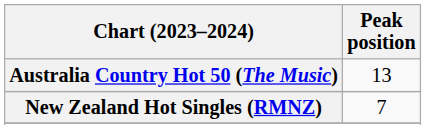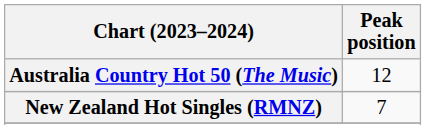(381, 75) 13 -> (381, 75) 12
